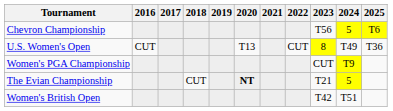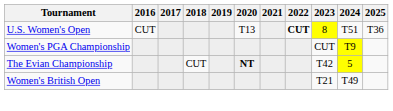- row: (56, 30)
(298, 47) normal -> (298, 30) bold
(349, 47) T49 -> (350, 30) T51
(323, 81) T21 -> (324, 64) T42
(323, 98) T42 -> (324, 81) T21
(349, 98) T51 -> (350, 81) T49
